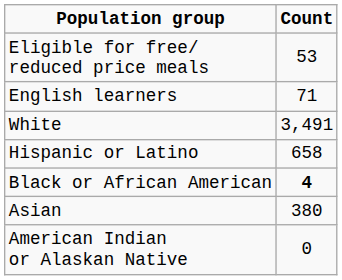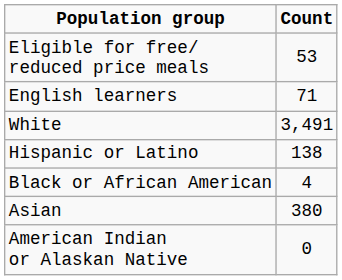(307, 154) 658 -> (307, 154) 138
(307, 182) bold -> (307, 182) normal
